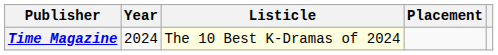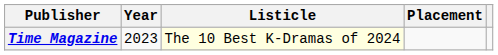(141, 39) 2024 -> (141, 39) 2023
